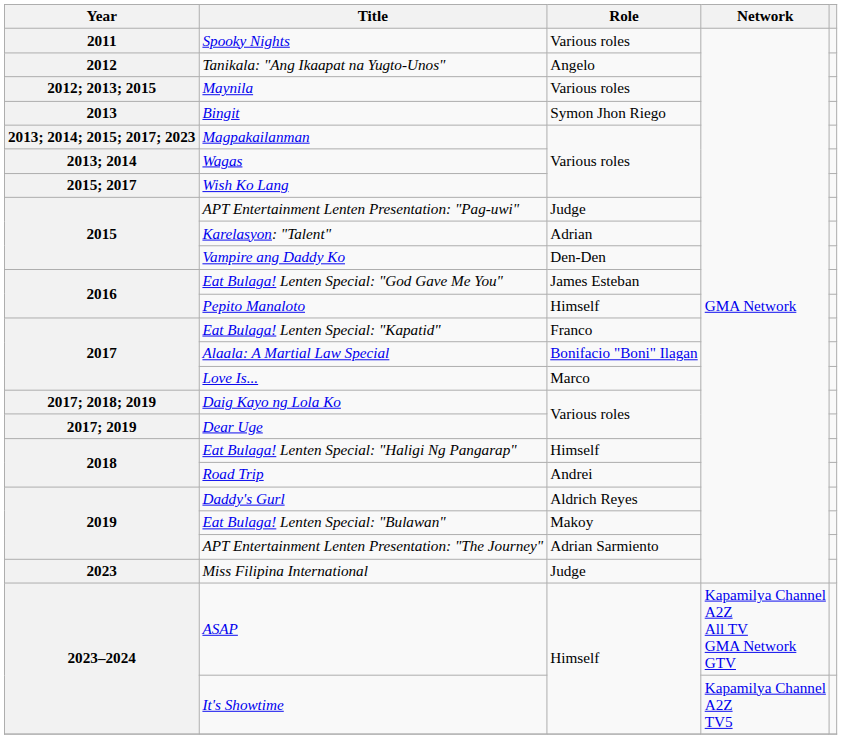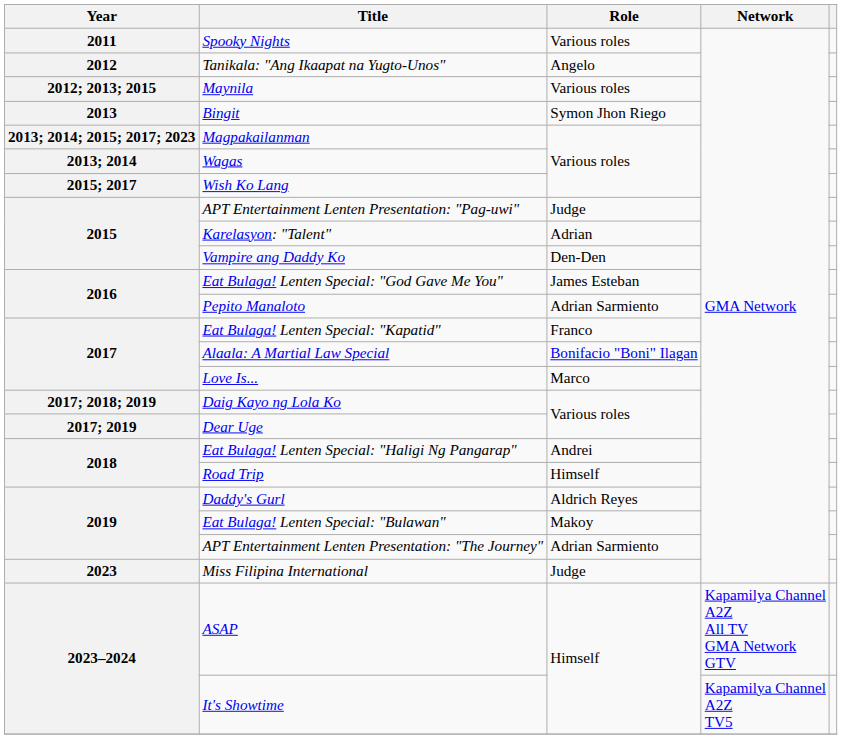(575, 305) Himself -> (604, 305) Adrian Sarmiento
(575, 450) Himself -> (571, 450) Andrei
(571, 474) Andrei -> (575, 474) Himself
